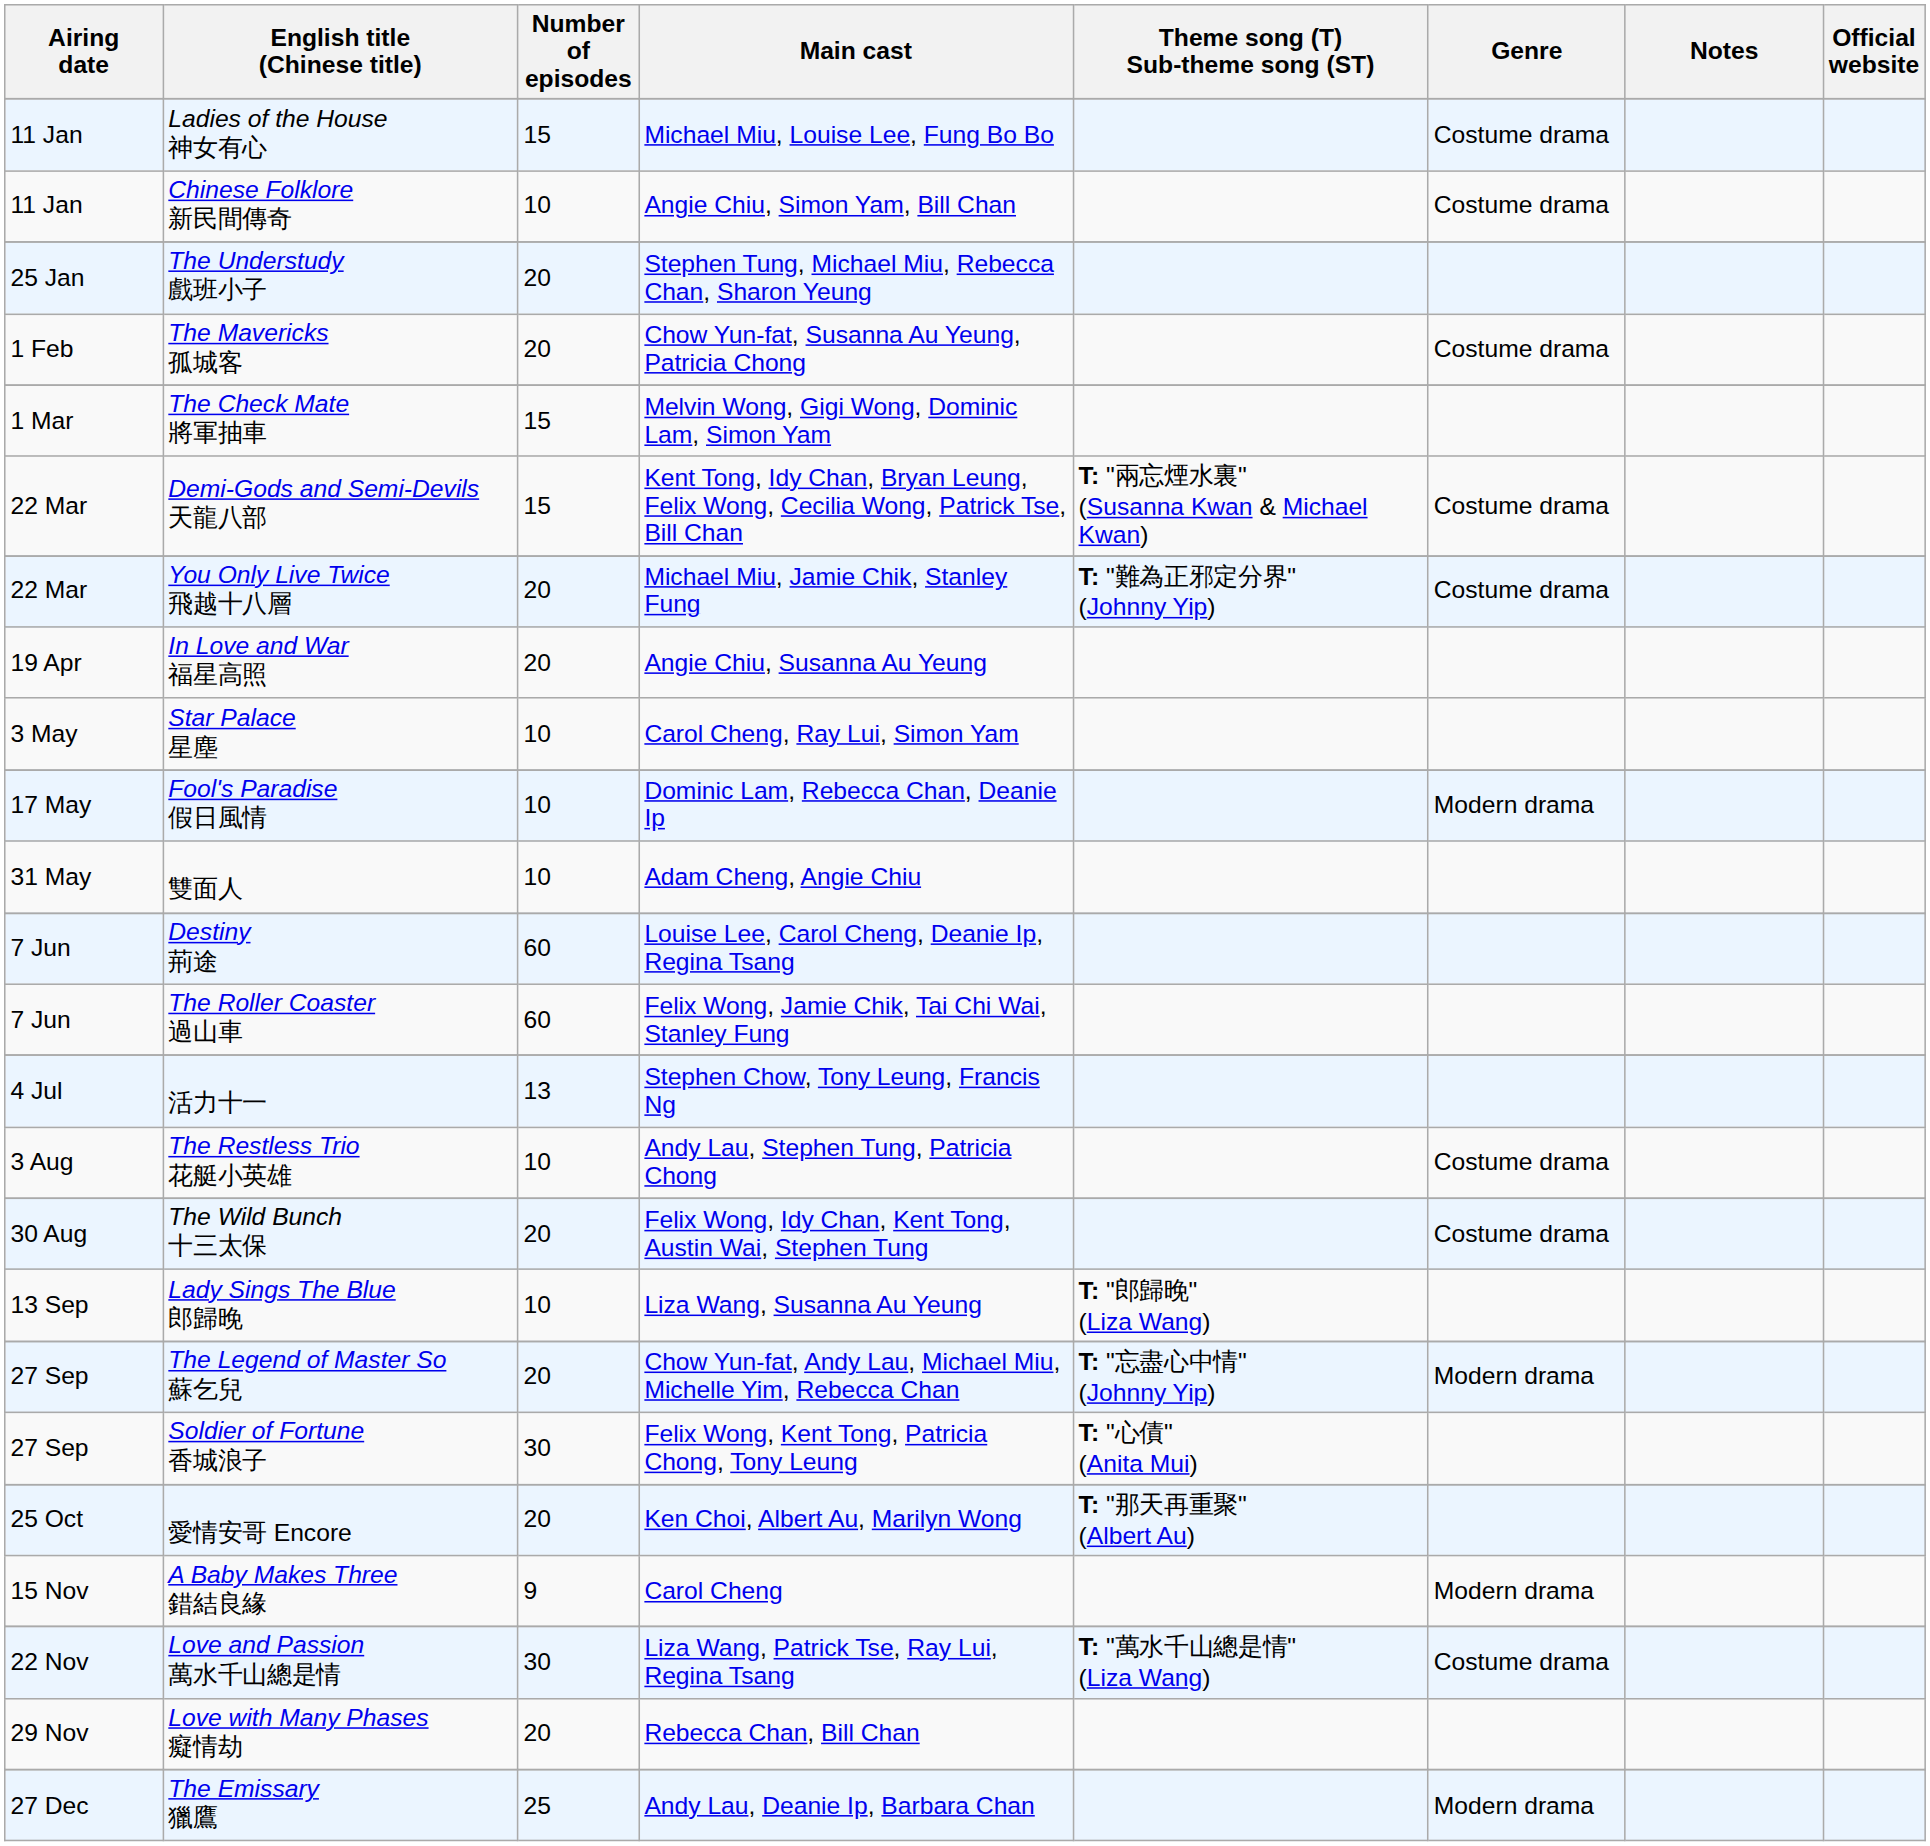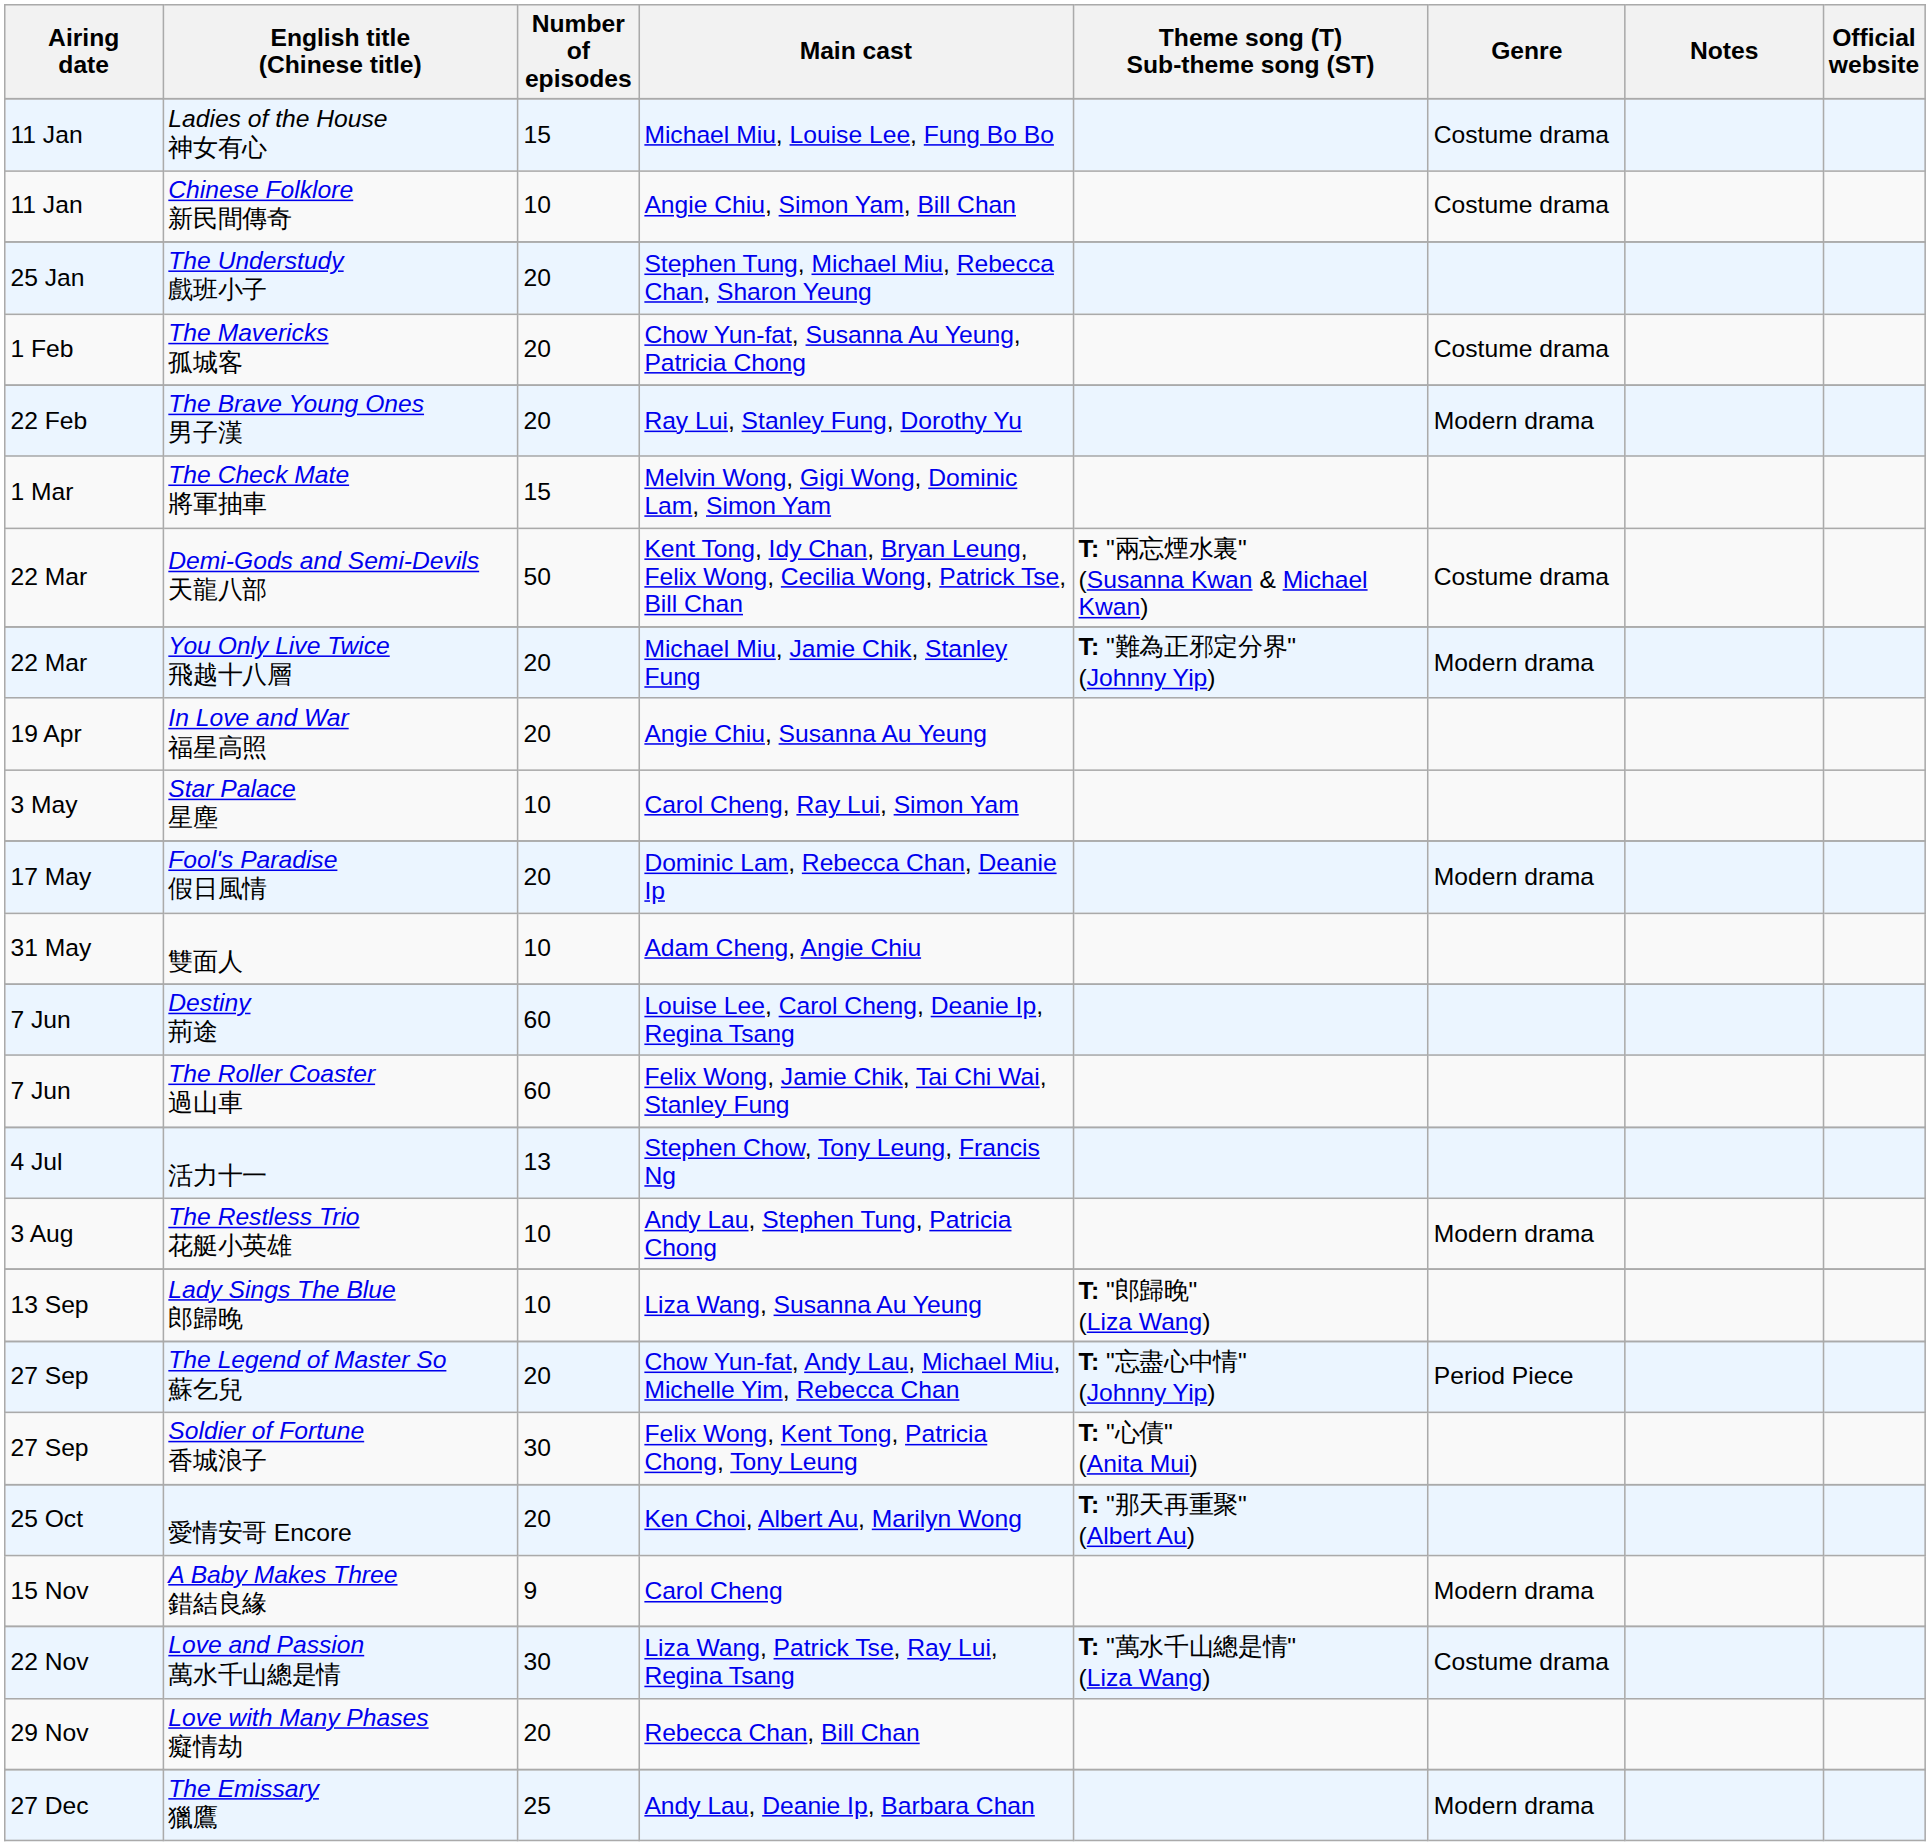+ row: (296, 418)
(537, 505) 15 -> (537, 577) 50
(1521, 590) Costume drama -> (1514, 662) Modern drama
(537, 805) 10 -> (537, 876) 20
(1521, 1162) Costume drama -> (1514, 1233) Modern drama
- row: (255, 1232)
(1514, 1376) Modern drama -> (1504, 1376) Period Piece
